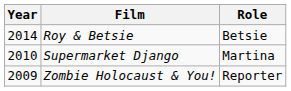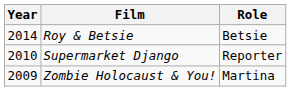(249, 55) Martina -> (252, 55) Reporter
(252, 76) Reporter -> (249, 76) Martina
